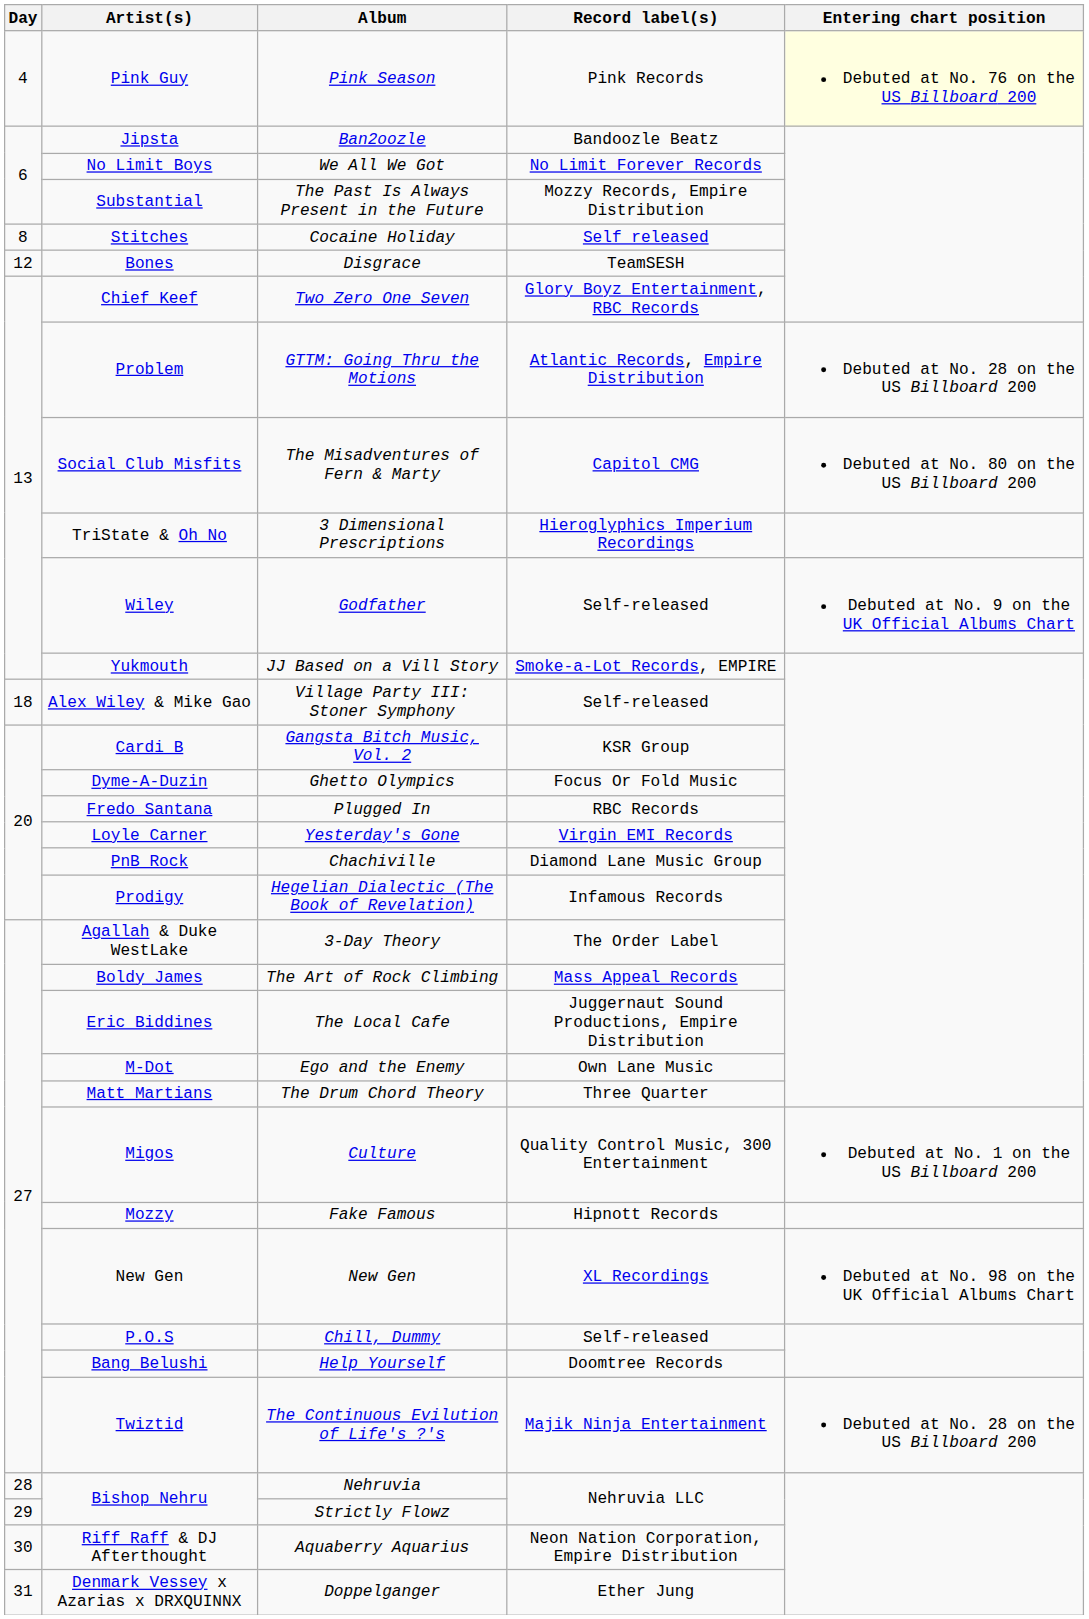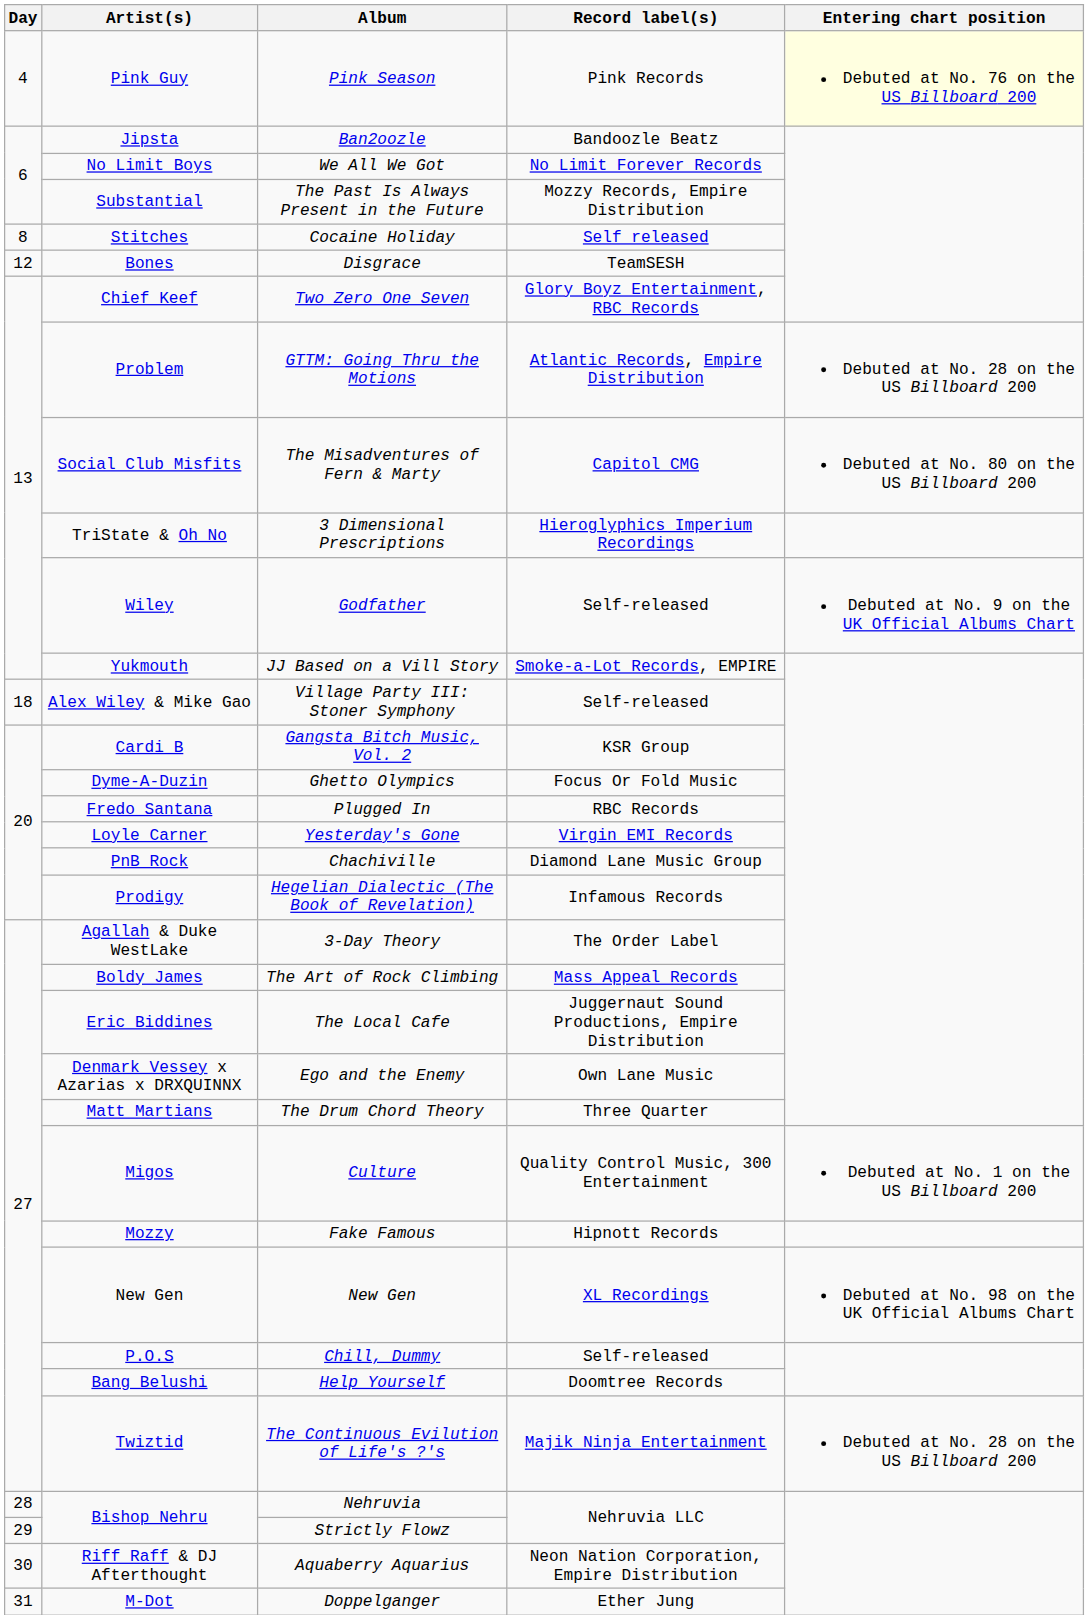(149, 1067) M-Dot -> (149, 1076) Denmark Vessey x Azarias x DRXQUINNX
(149, 1592) Denmark Vessey x Azarias x DRXQUINNX -> (149, 1602) M-Dot
